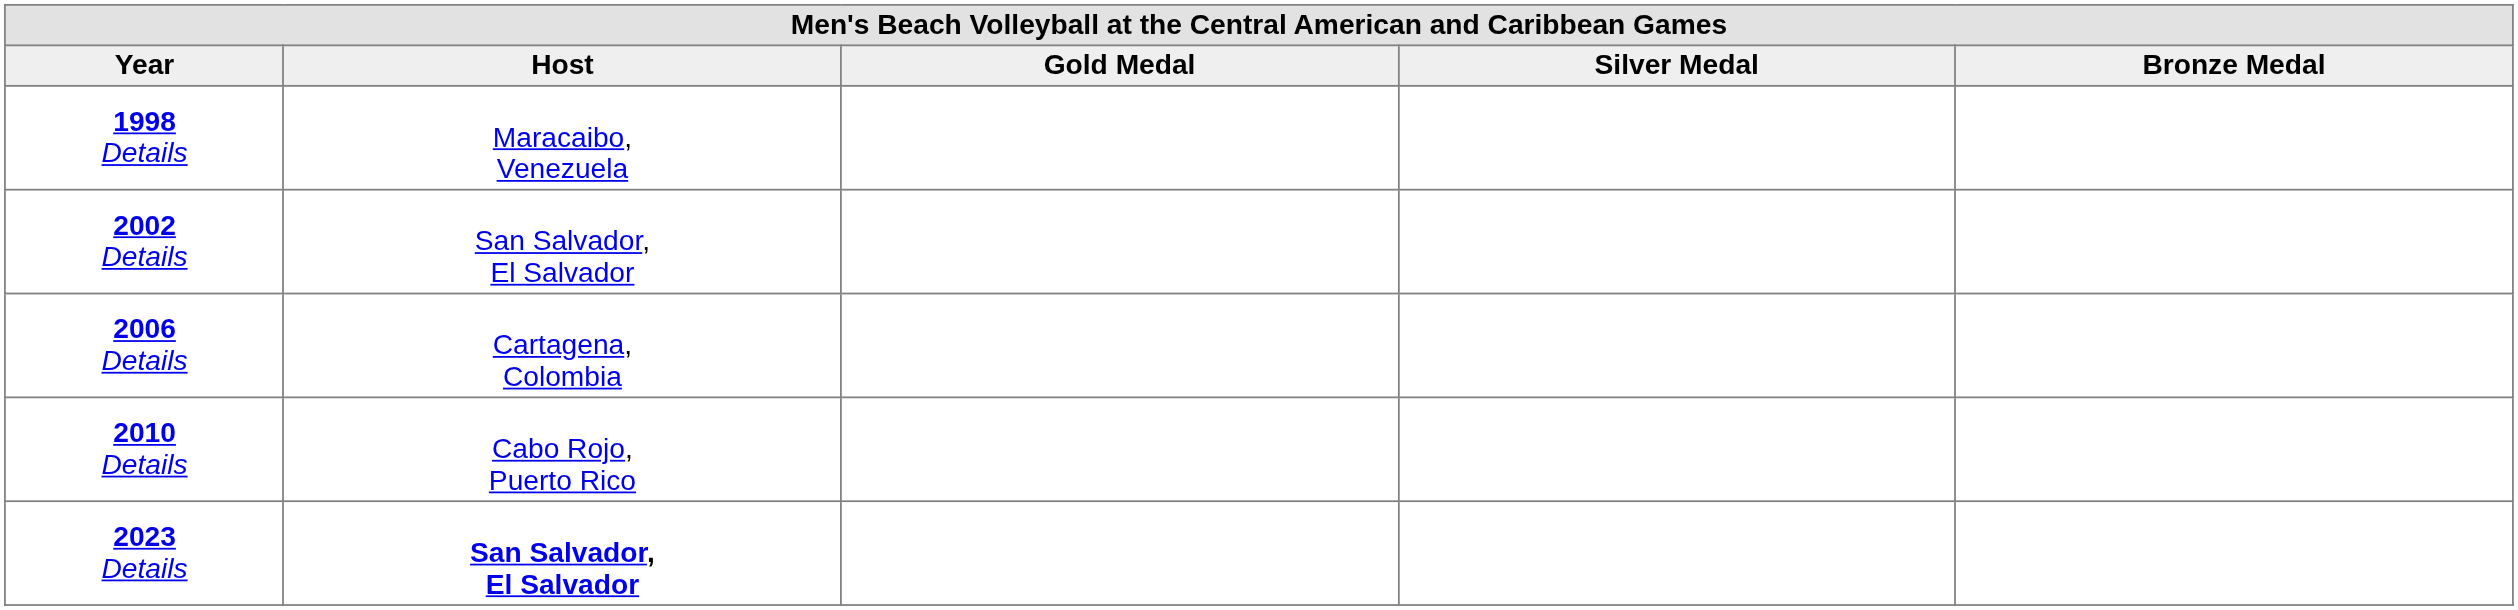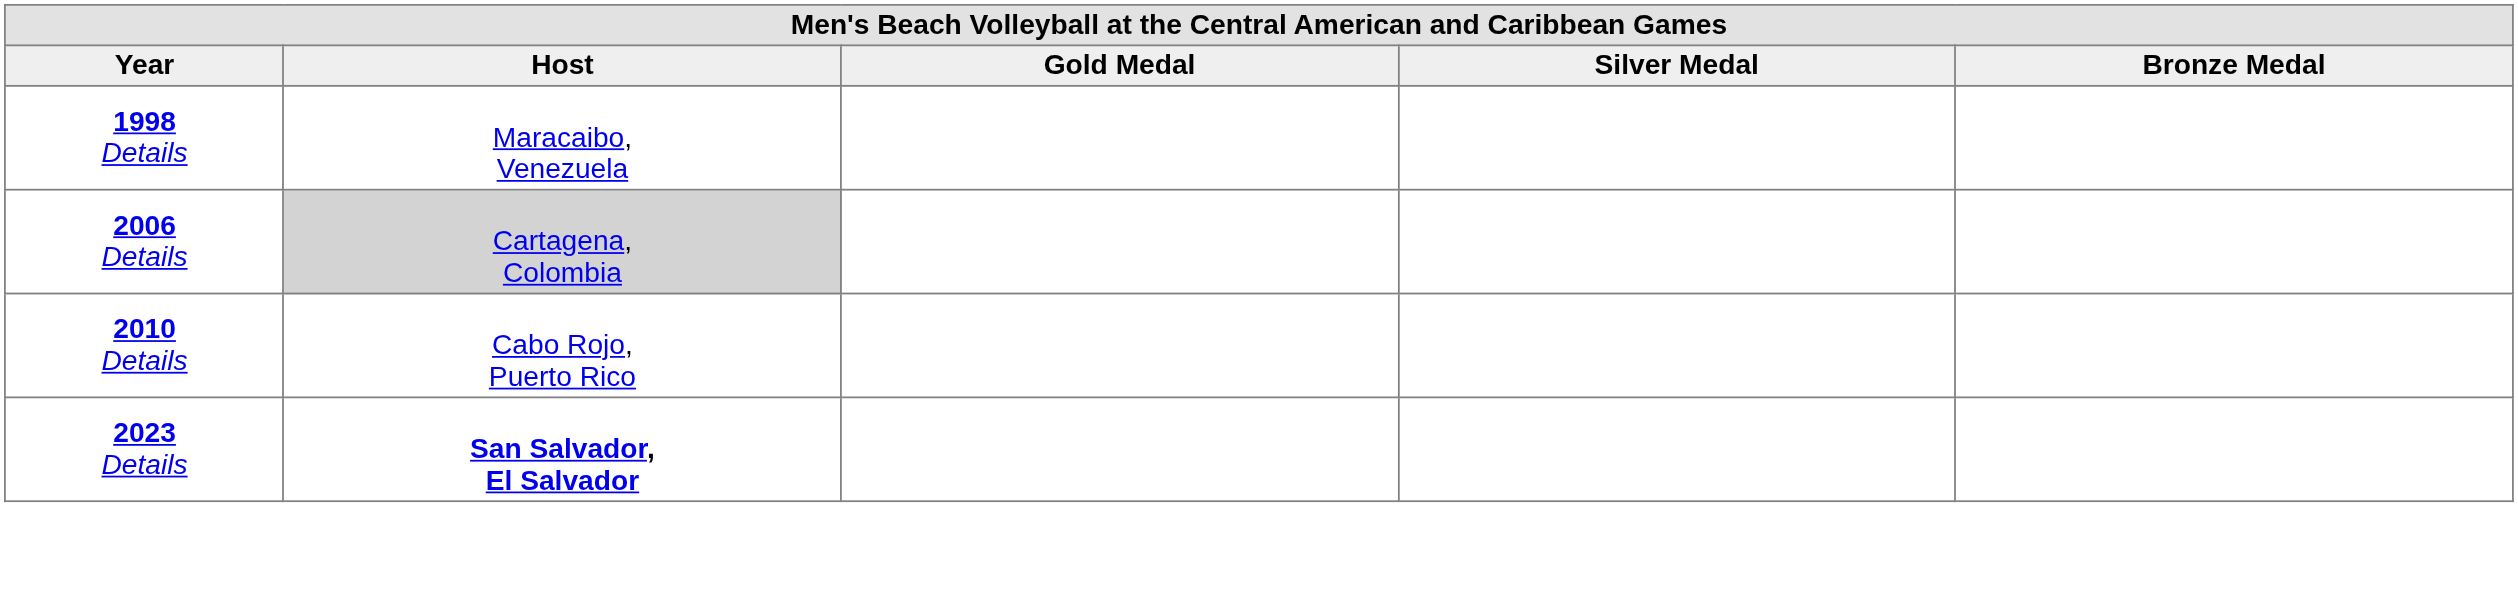- row: (145, 241)
(562, 360) no background -> (562, 257) lightgrey background
